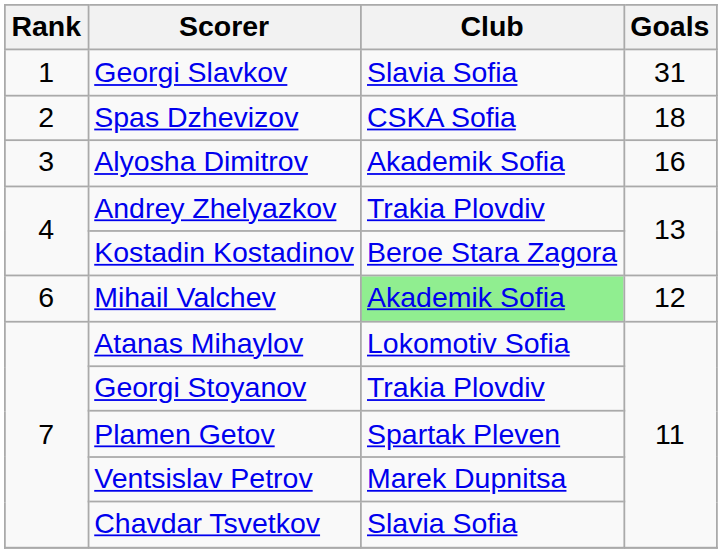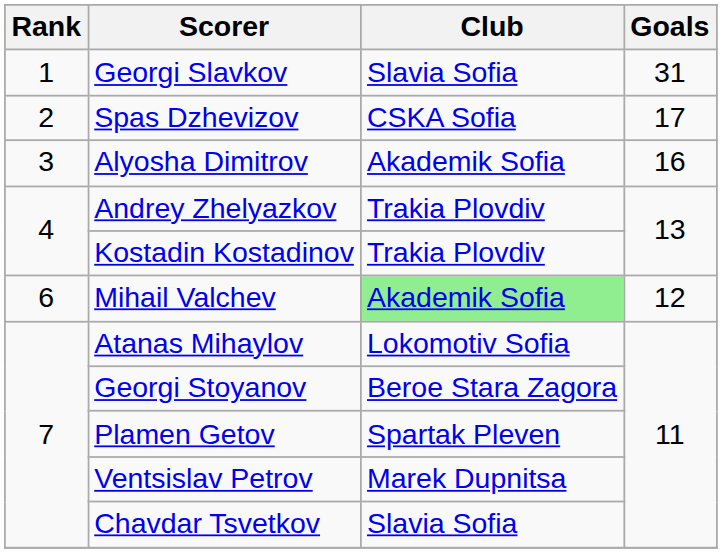(670, 117) 18 -> (670, 117) 17
(492, 252) Beroe Stara Zagora -> (456, 252) Trakia Plovdiv
(456, 388) Trakia Plovdiv -> (492, 388) Beroe Stara Zagora
